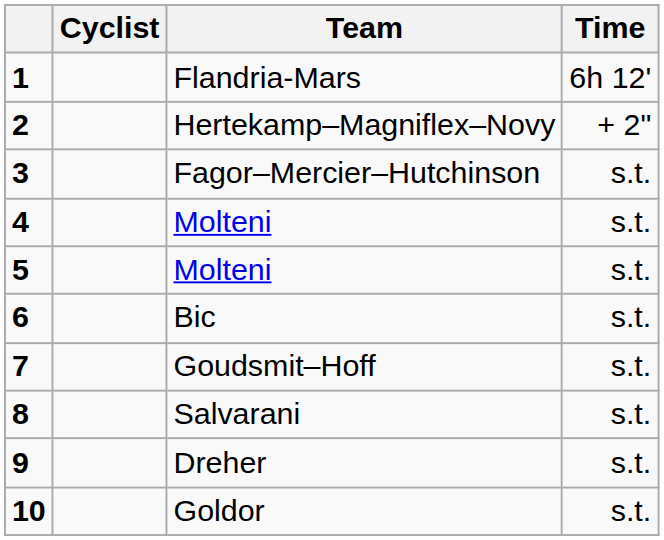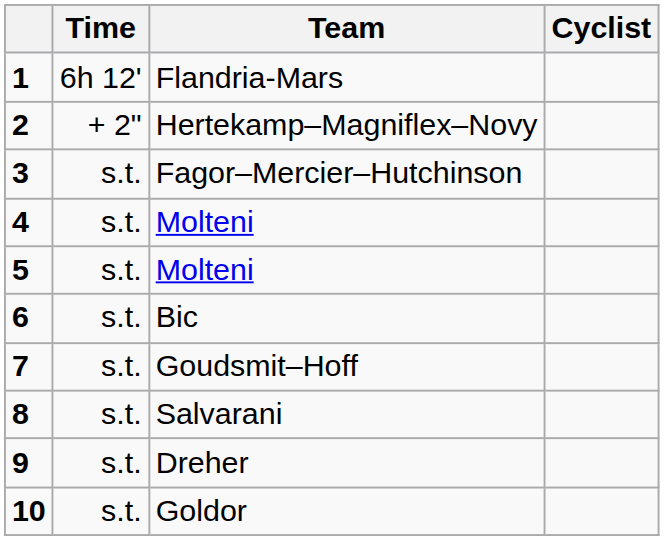columns swapped: (110, 28) <-> (610, 28)
